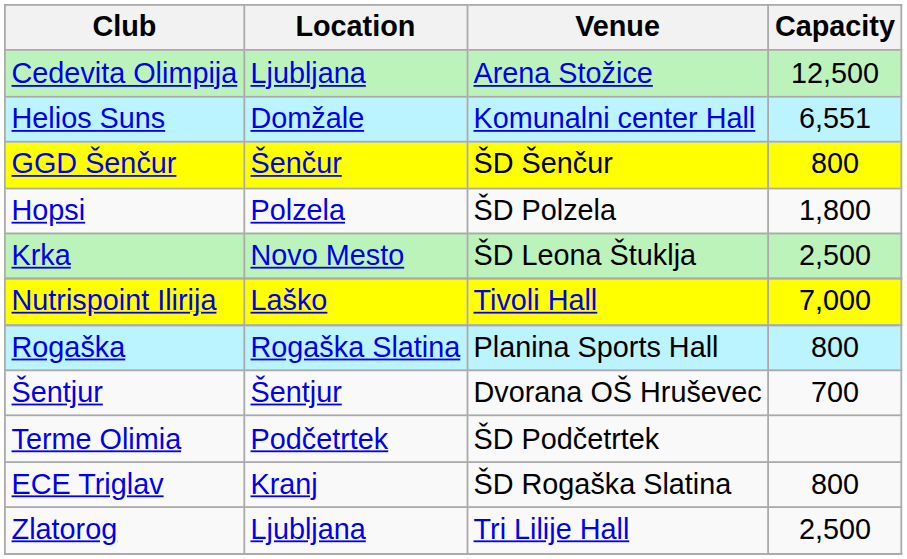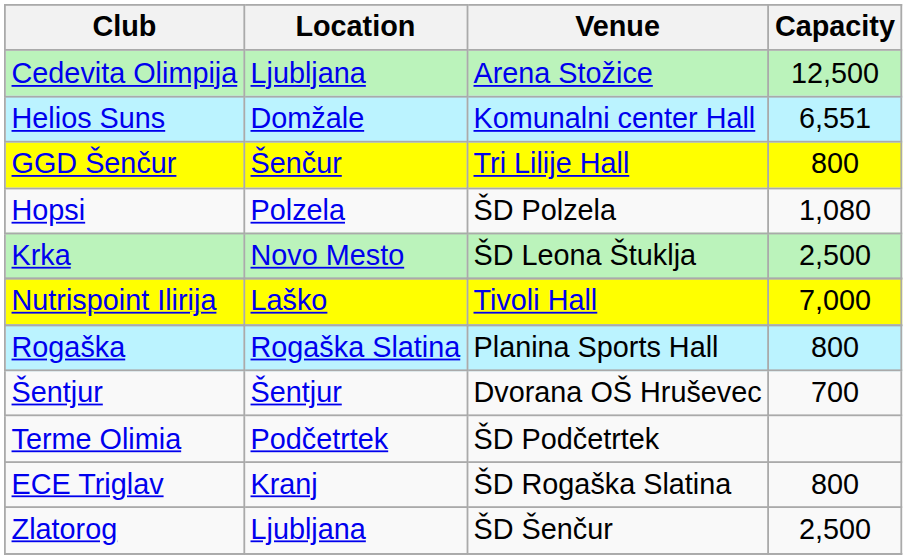(543, 164) ŠD Šenčur -> (551, 164) Tri Lilije Hall
(835, 210) 1,800 -> (835, 210) 1,080
(551, 529) Tri Lilije Hall -> (543, 529) ŠD Šenčur
